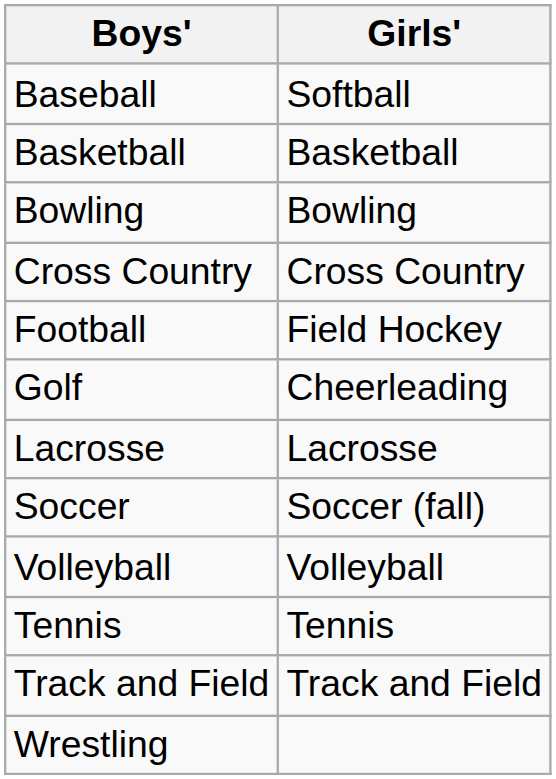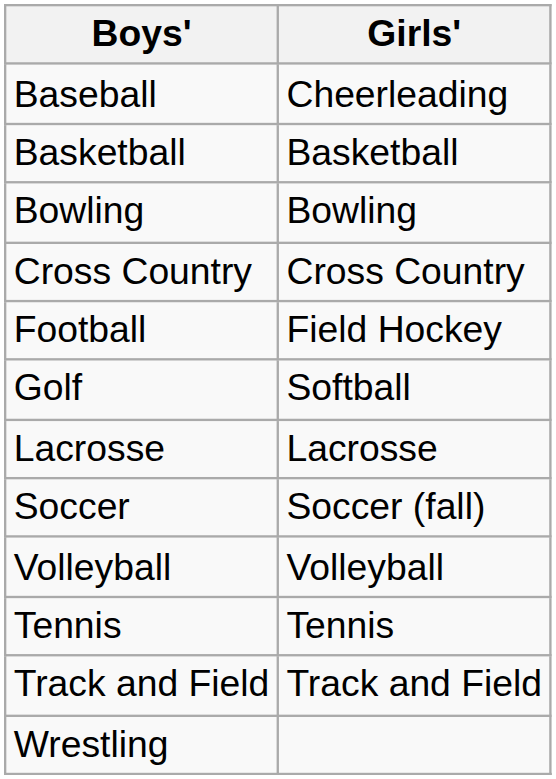(349, 93) Softball -> (397, 93) Cheerleading
(397, 388) Cheerleading -> (349, 388) Softball
